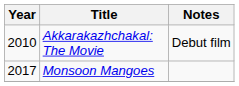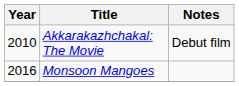(22, 71) 2017 -> (22, 71) 2016
